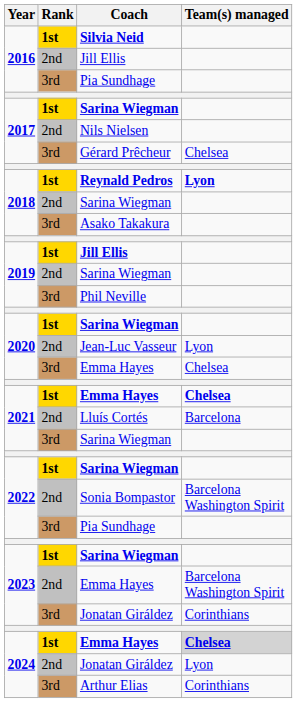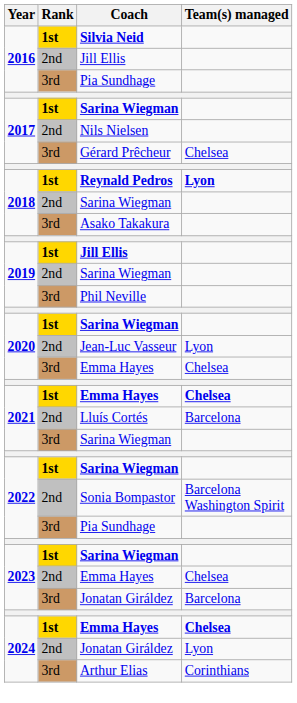(235, 584) Barcelona Washington Spirit -> (207, 577) Chelsea
(217, 614) Corinthians -> (213, 599) Barcelona
(208, 642) lightgrey background -> (208, 627) no background
